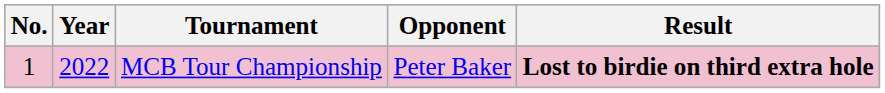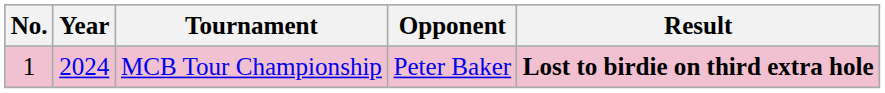(84, 66) 2022 -> (84, 66) 2024
